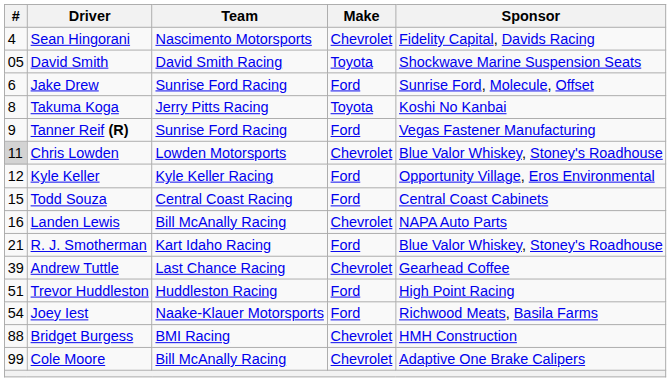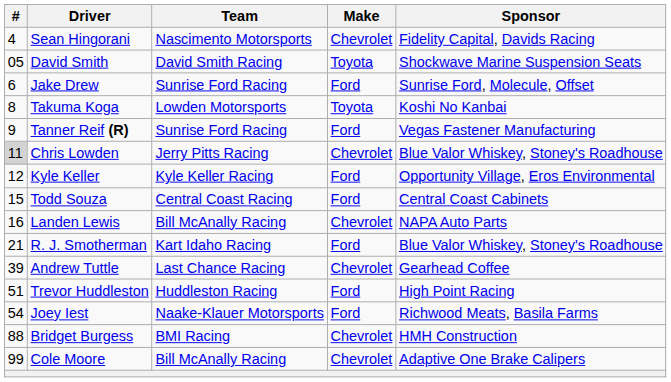(212, 108) Jerry Pitts Racing -> (221, 108) Lowden Motorsports
(221, 153) Lowden Motorsports -> (212, 153) Jerry Pitts Racing
